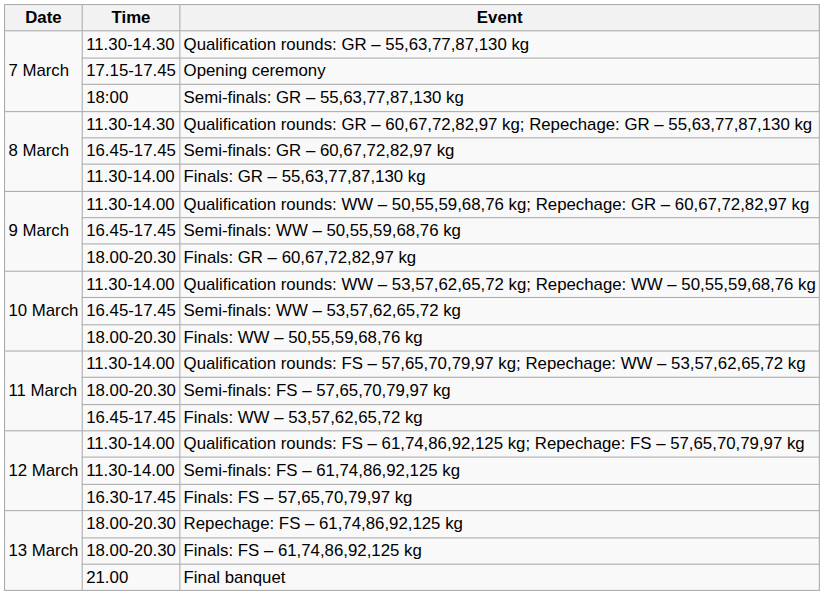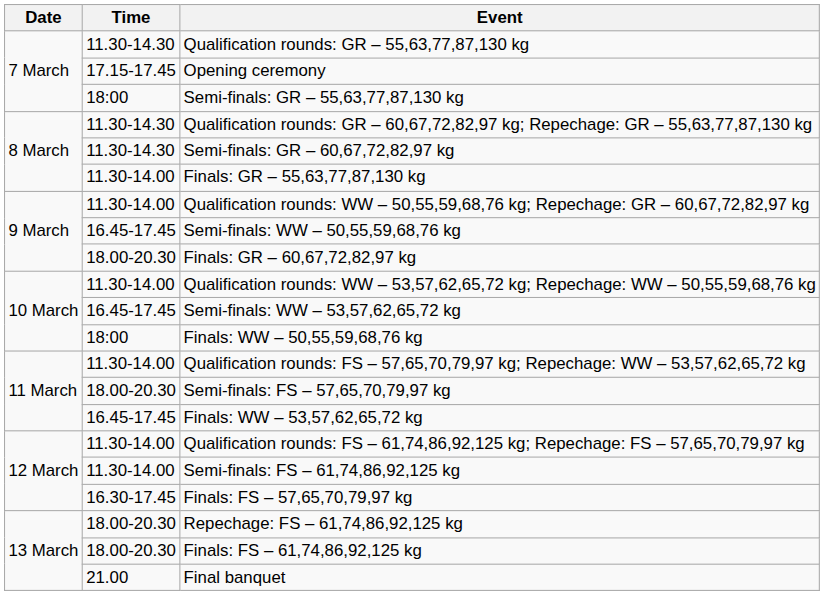(131, 151) 16.45-17.45 -> (130, 151) 11.30-14.30
(131, 337) 18.00-20.30 -> (107, 337) 18:00
